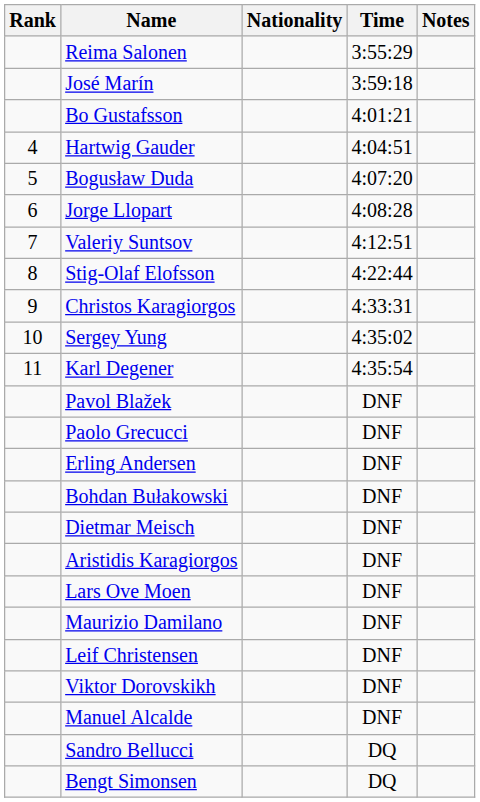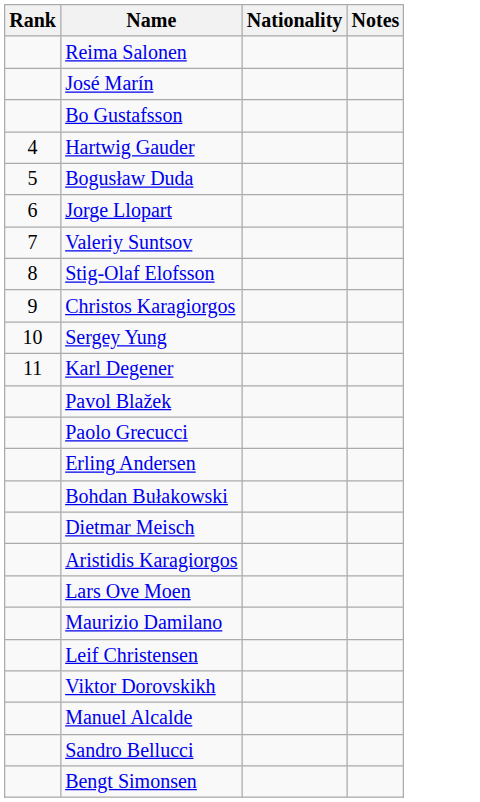- column: (382, 20)
